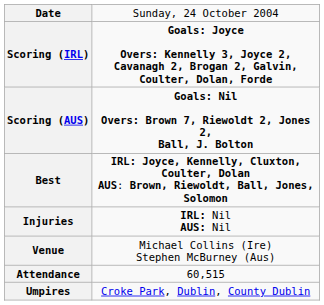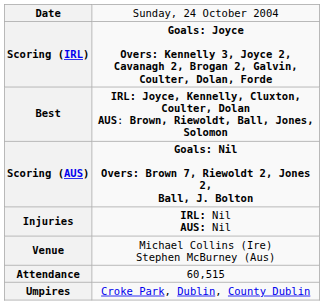rows swapped: (48, 120) <-> (48, 180)
